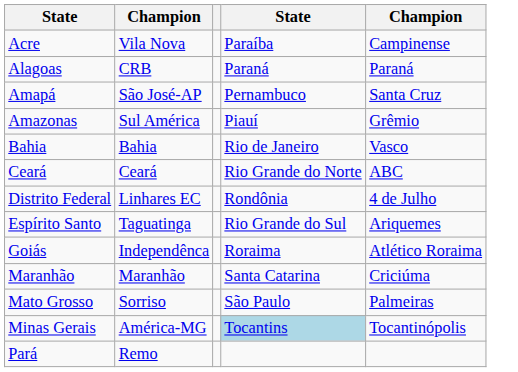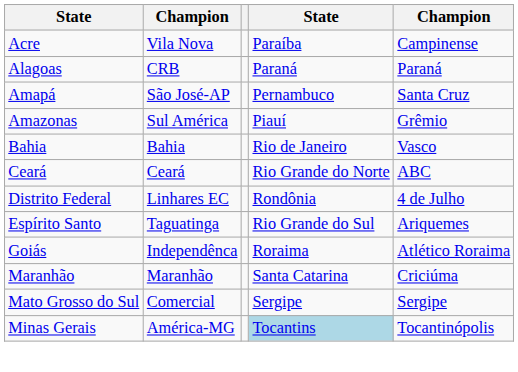- row: (51, 302)
+ row: (74, 302)
- row: (23, 353)
